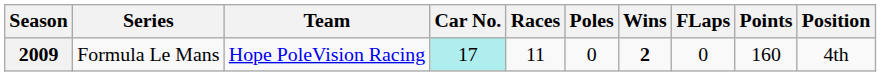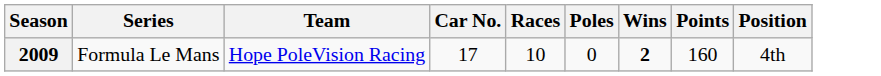- column: (703, 21)
(468, 54) paleturquoise background -> (468, 54) no background
(535, 54) 11 -> (535, 54) 10
